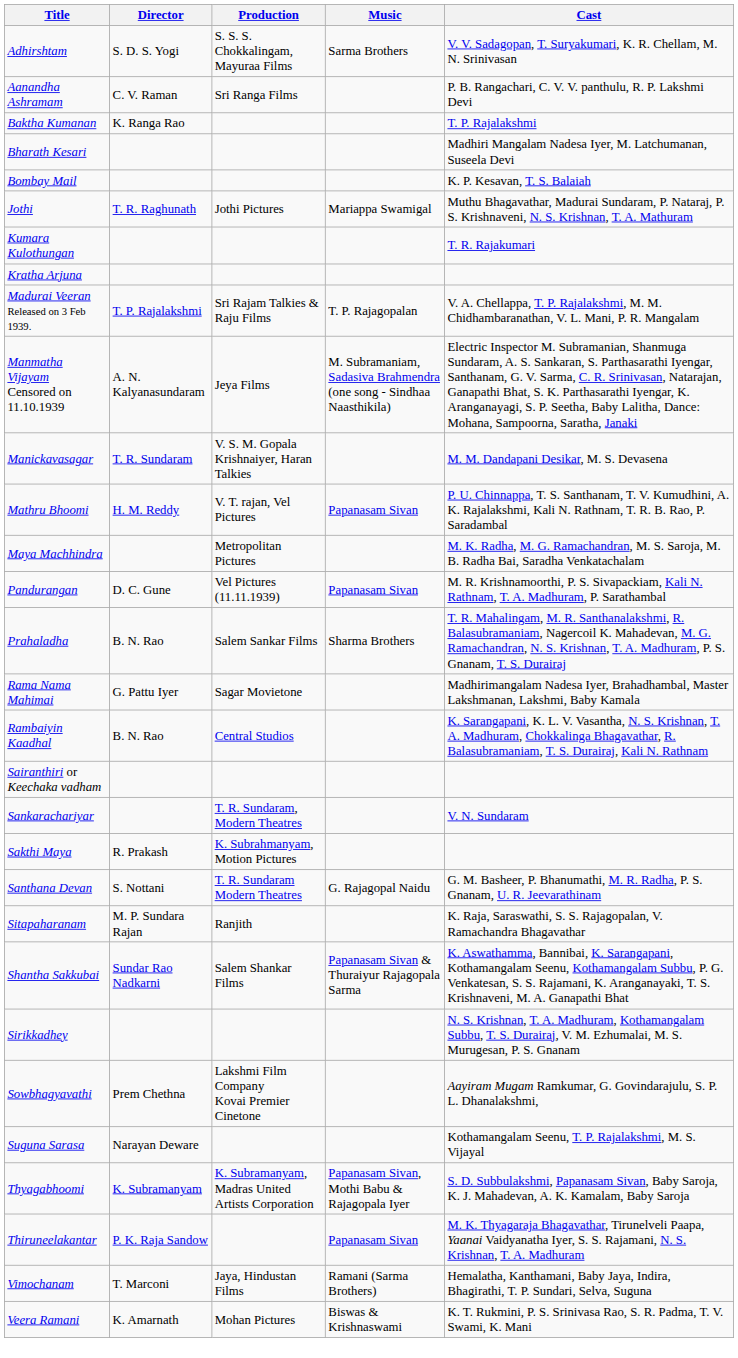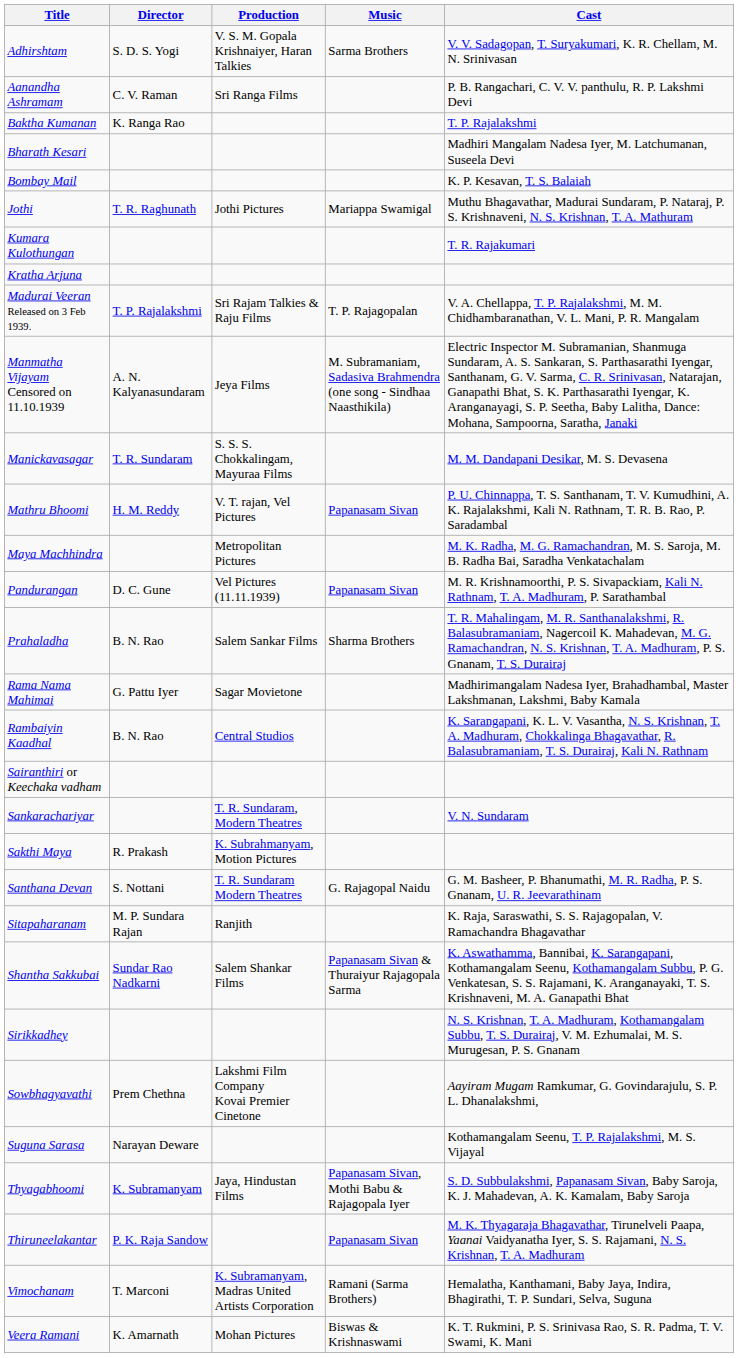(254, 51) S. S. S. Chokkalingam, Mayuraa Films -> (263, 51) V. S. M. Gopala Krishnaiyer, Haran Talkies
(263, 458) V. S. M. Gopala Krishnaiyer, Haran Talkies -> (254, 458) S. S. S. Chokkalingam, Mayuraa Films
(264, 1188) K. Subramanyam, Madras United Artists Corporation -> (255, 1188) Jaya, Hindustan Films
(255, 1283) Jaya, Hindustan Films -> (264, 1291) K. Subramanyam, Madras United Artists Corporation
